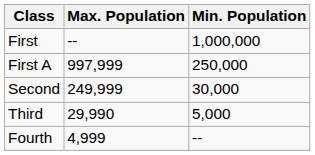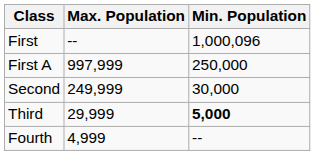(226, 41) 1,000,000 -> (226, 41) 1,000,096
(91, 114) 29,990 -> (91, 114) 29,999
(211, 114) normal -> (211, 114) bold
